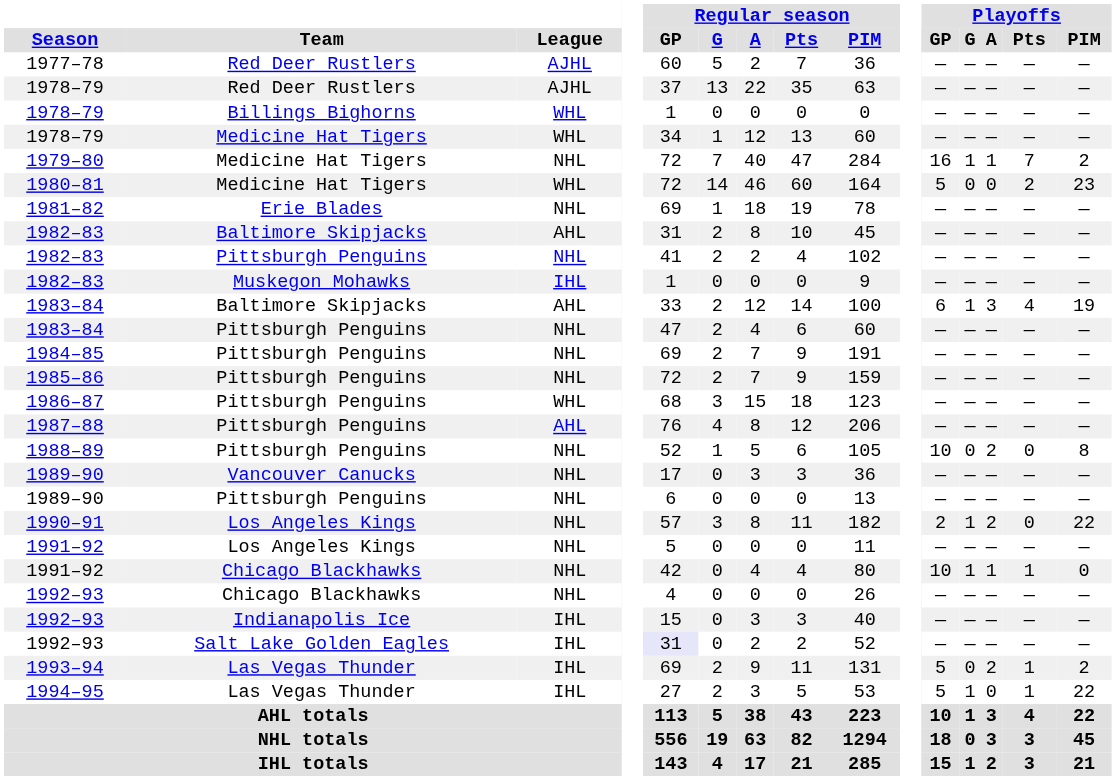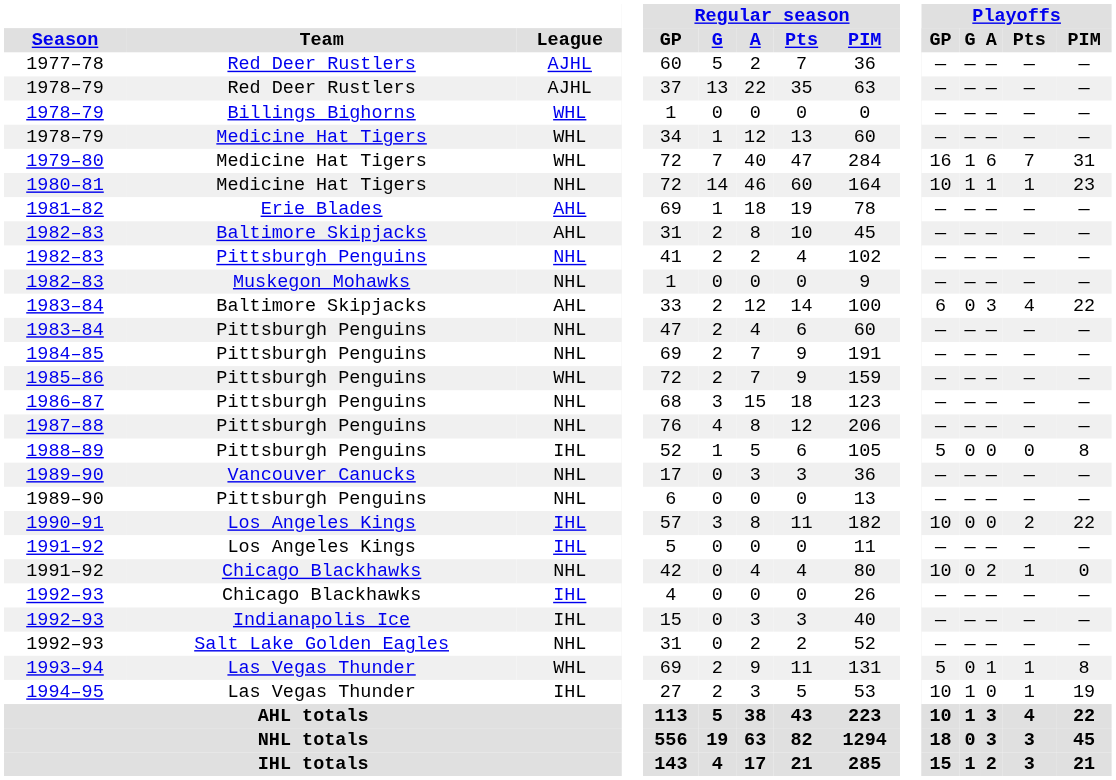(570, 161) NHL -> (570, 161) WHL
(991, 161) 1 -> (991, 161) 6
(1084, 161) 2 -> (1084, 161) 31
(570, 185) WHL -> (570, 185) NHL
(941, 185) 5 -> (941, 185) 10
(970, 185) 0 -> (970, 185) 1
(991, 185) 0 -> (991, 185) 1
(1029, 185) 2 -> (1029, 185) 1
(570, 209) NHL -> (570, 209) AHL
(570, 282) IHL -> (570, 282) NHL
(970, 306) 1 -> (970, 306) 0
(1084, 306) 19 -> (1084, 306) 22
(570, 378) NHL -> (570, 378) WHL
(570, 402) WHL -> (570, 402) NHL
(570, 426) AHL -> (570, 426) NHL
(570, 451) NHL -> (570, 451) IHL
(941, 451) 10 -> (941, 451) 5
(991, 451) 2 -> (991, 451) 0
(570, 523) NHL -> (570, 523) IHL
(941, 523) 2 -> (941, 523) 10
(970, 523) 1 -> (970, 523) 0
(991, 523) 2 -> (991, 523) 0
(1029, 523) 0 -> (1029, 523) 2
(570, 547) NHL -> (570, 547) IHL
(970, 571) 1 -> (970, 571) 0
(991, 571) 1 -> (991, 571) 2
(570, 595) NHL -> (570, 595) IHL
(570, 644) IHL -> (570, 644) NHL
(671, 644) lavender background -> (671, 644) no background
(570, 668) IHL -> (570, 668) WHL
(991, 668) 2 -> (991, 668) 1
(1084, 668) 2 -> (1084, 668) 8
(941, 692) 5 -> (941, 692) 10
(1084, 692) 22 -> (1084, 692) 19
